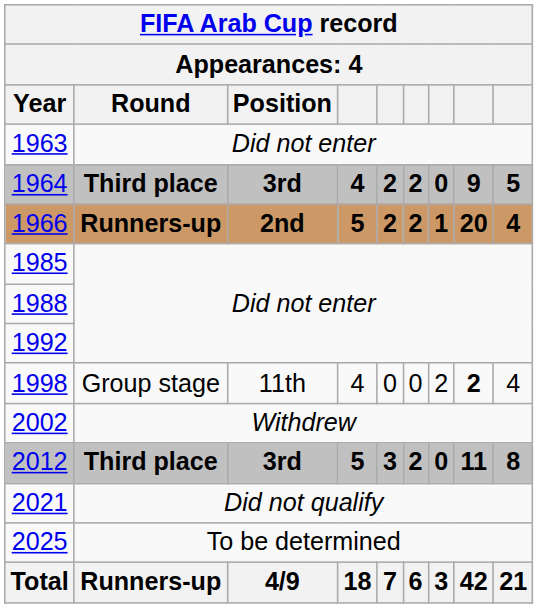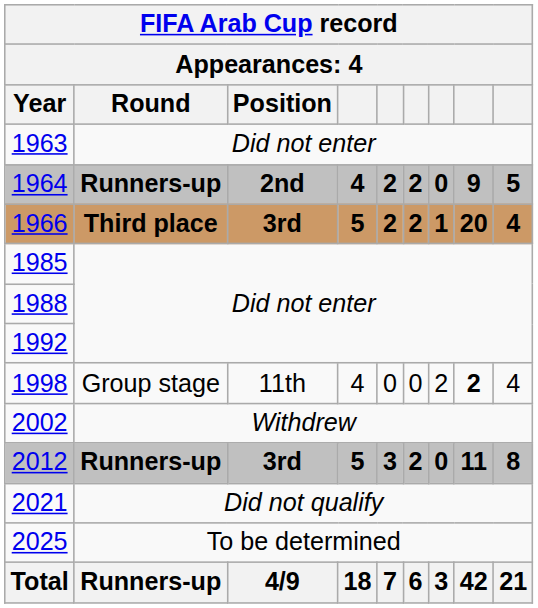(151, 183) Third place -> (151, 183) Runners-up
(282, 183) 3rd -> (282, 183) 2nd
(151, 223) Runners-up -> (151, 223) Third place
(282, 223) 2nd -> (282, 223) 3rd
(151, 462) Third place -> (151, 462) Runners-up
